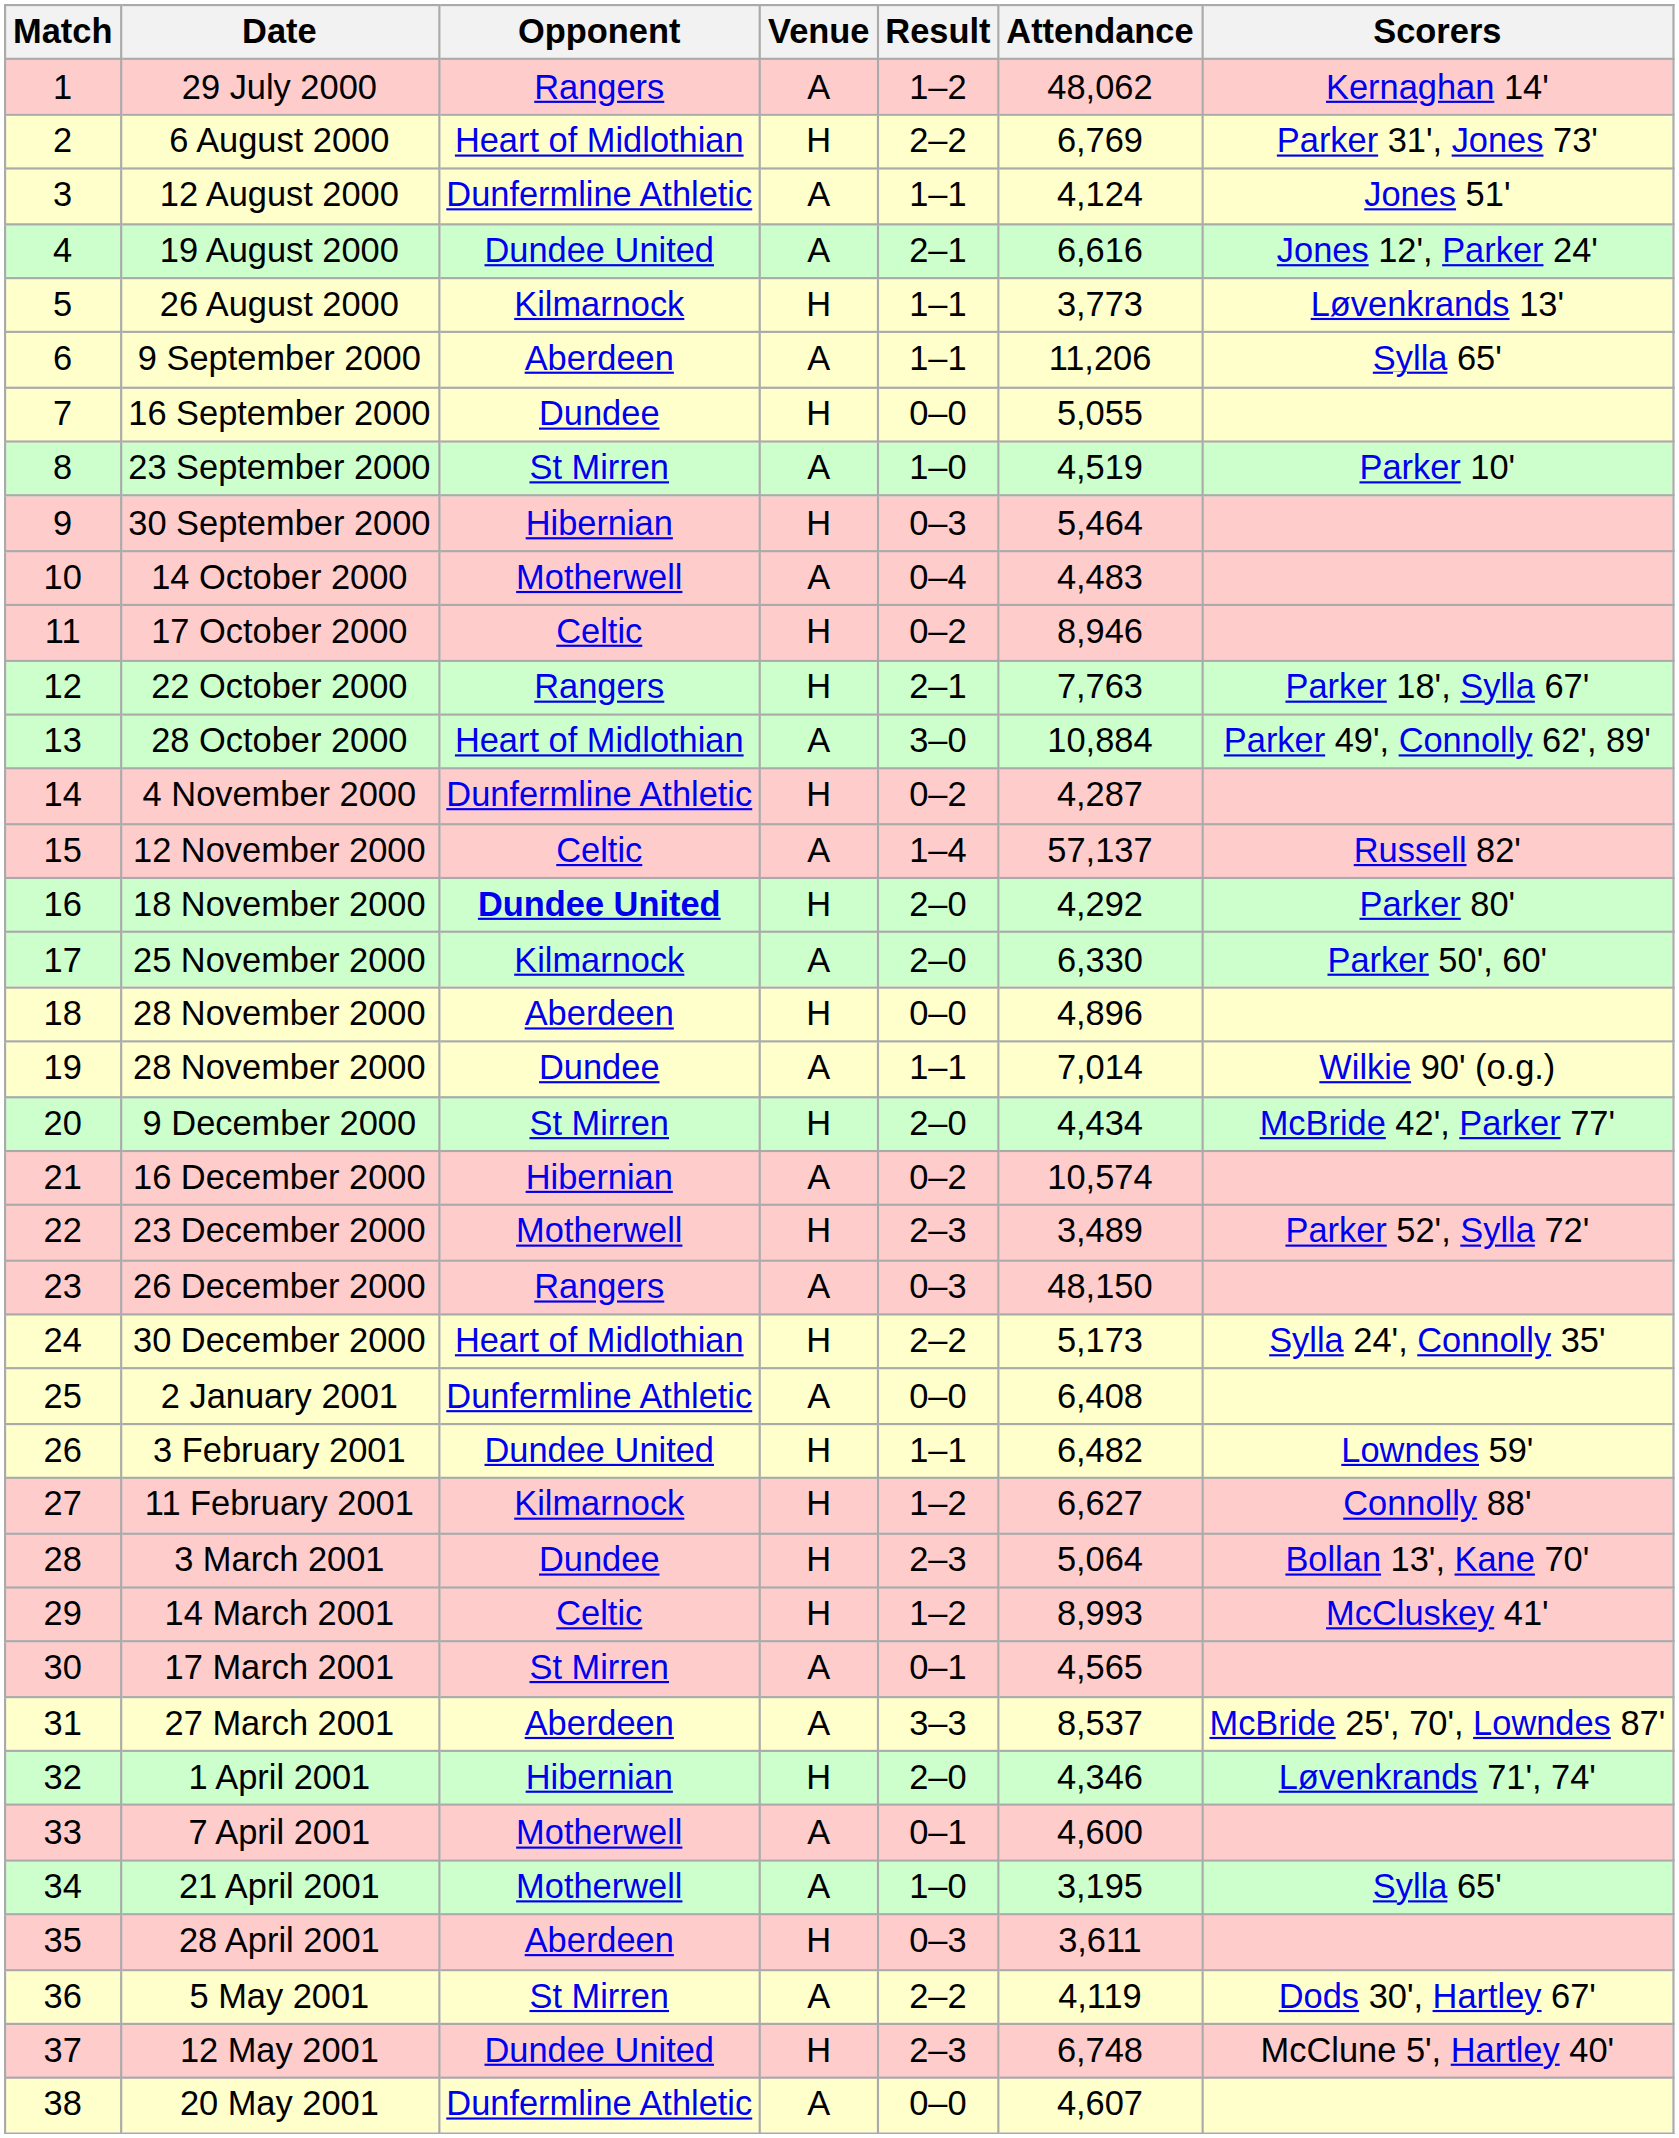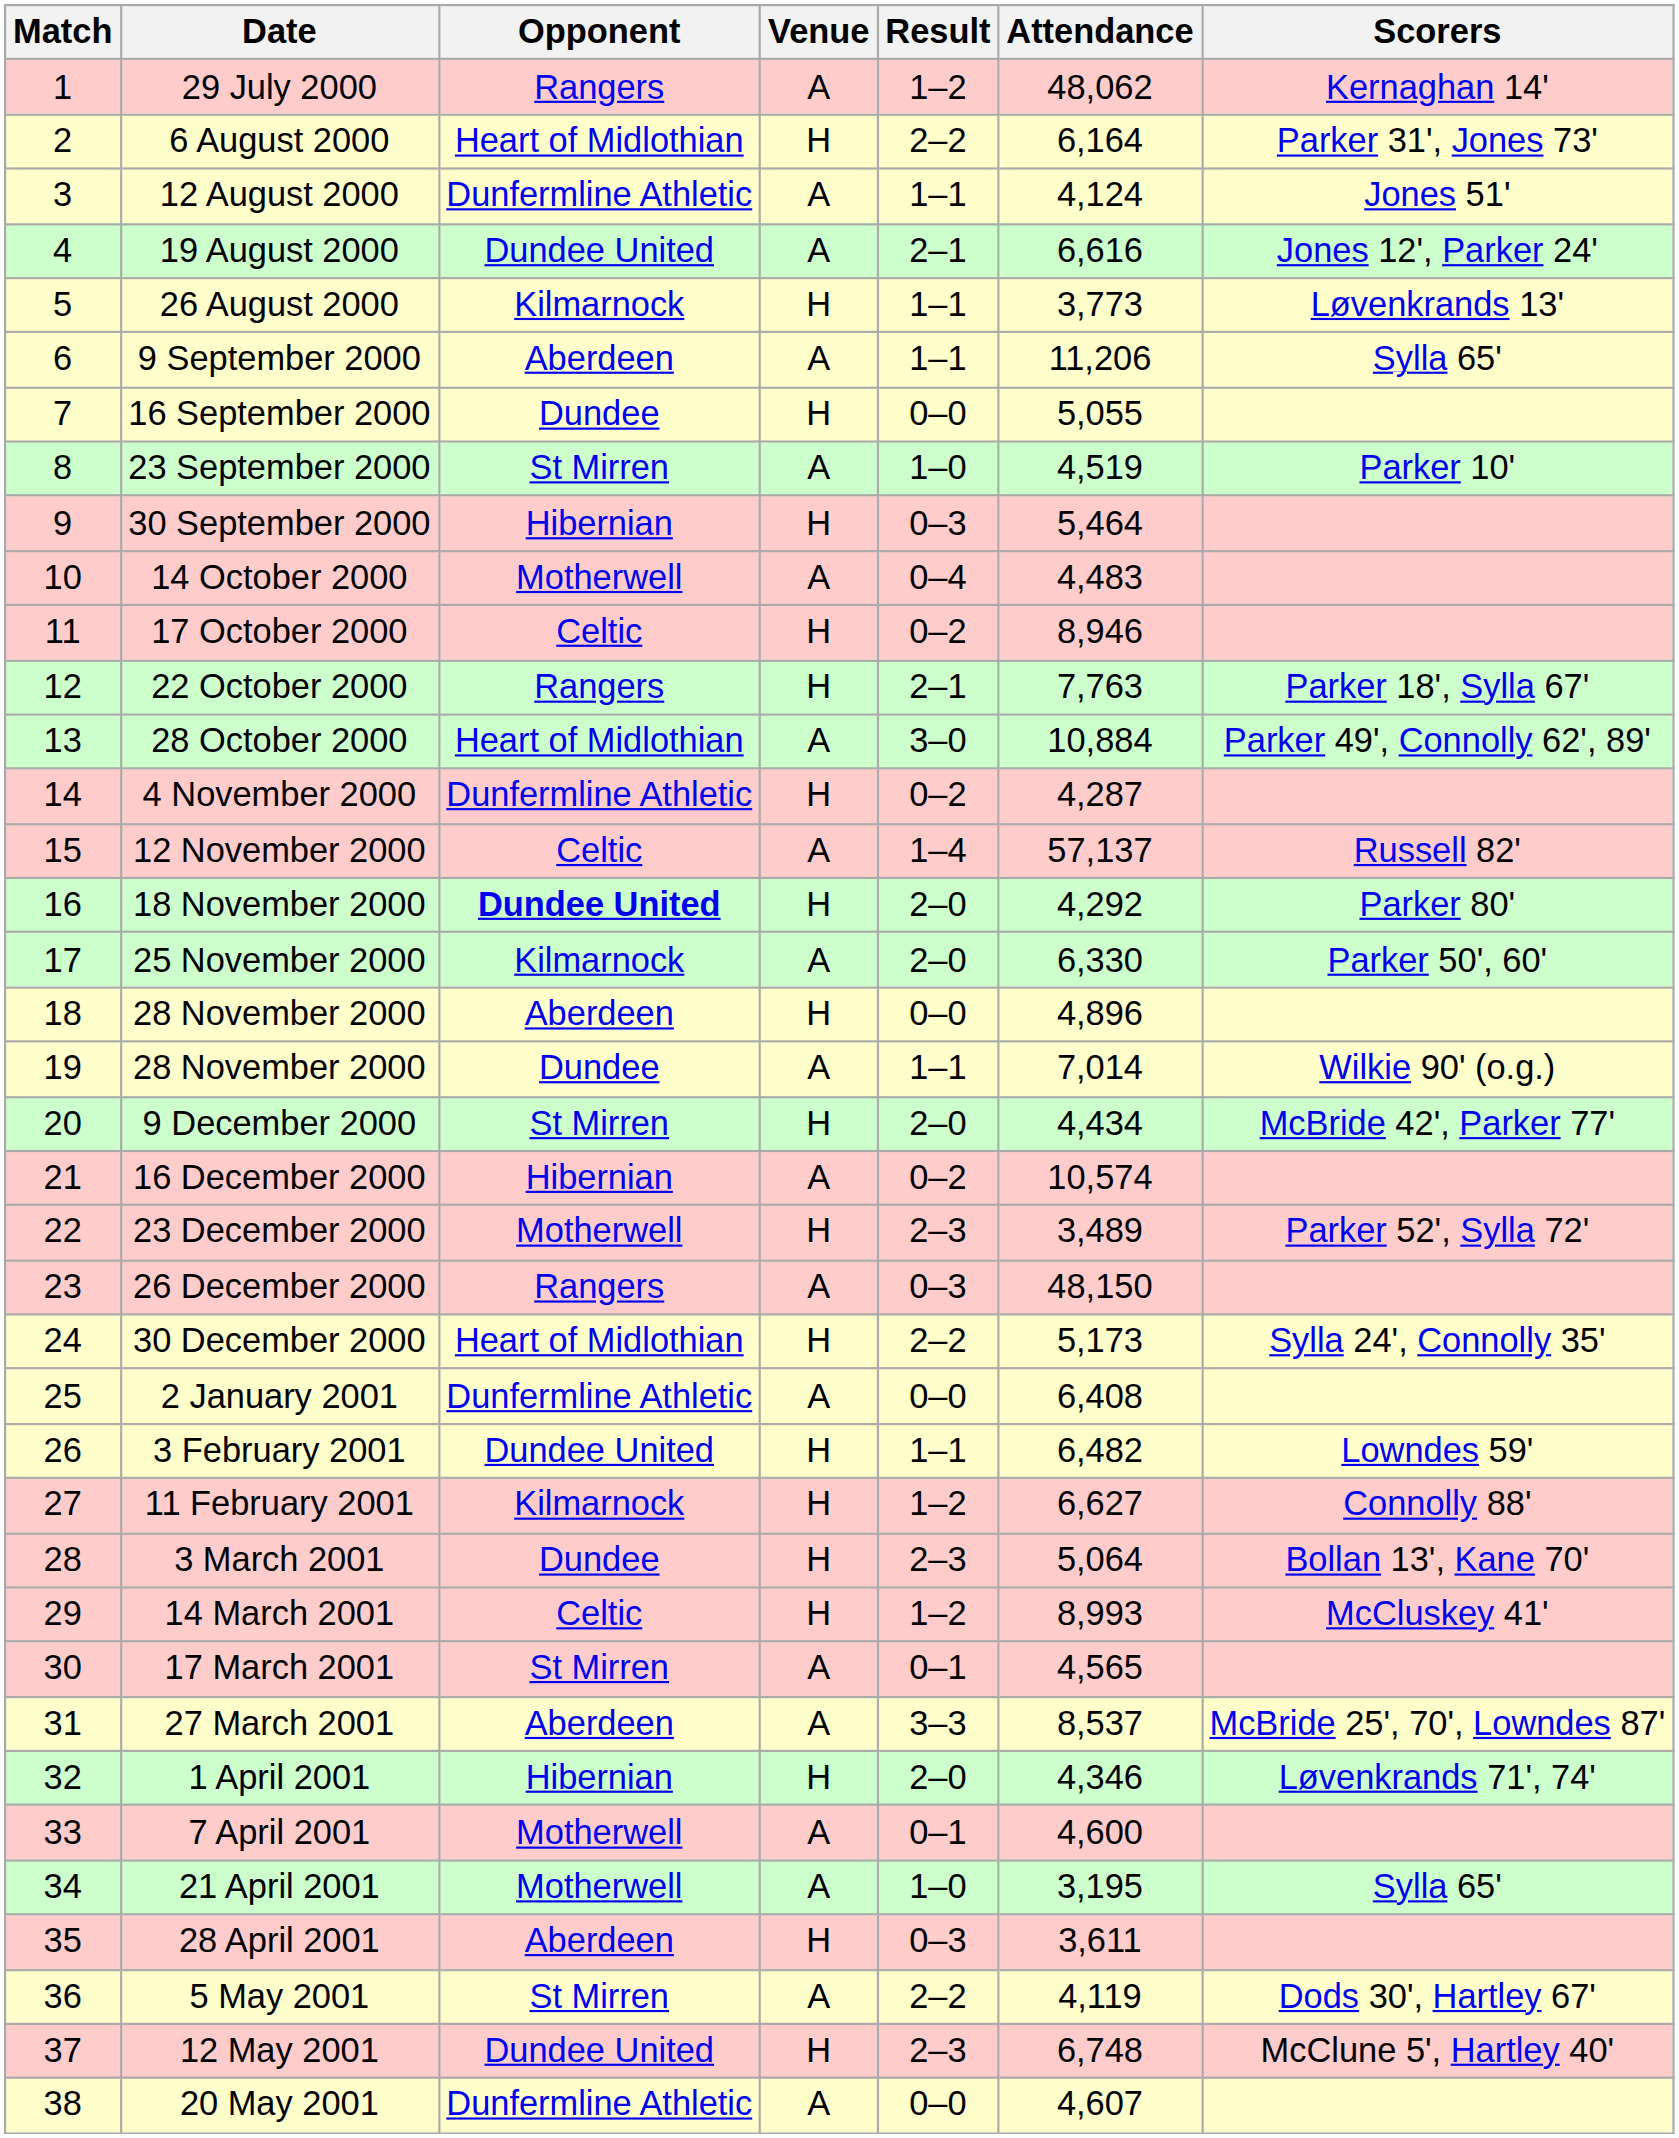(1100, 140) 6,769 -> (1100, 140) 6,164
